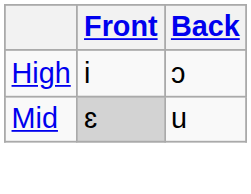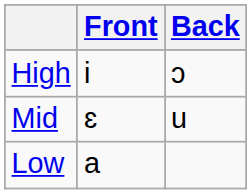(91, 118) lightgrey background -> (91, 118) no background
+ row: (38, 164)
